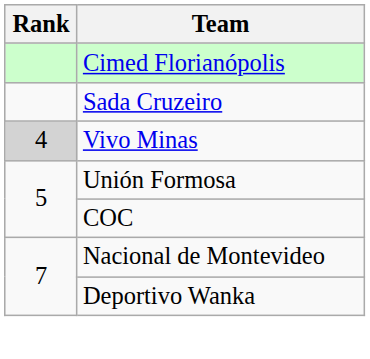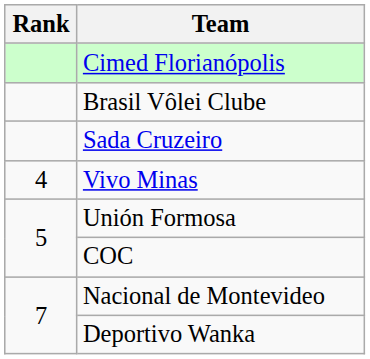+ row: (174, 101)
(41, 140) lightgrey background -> (41, 179) no background
